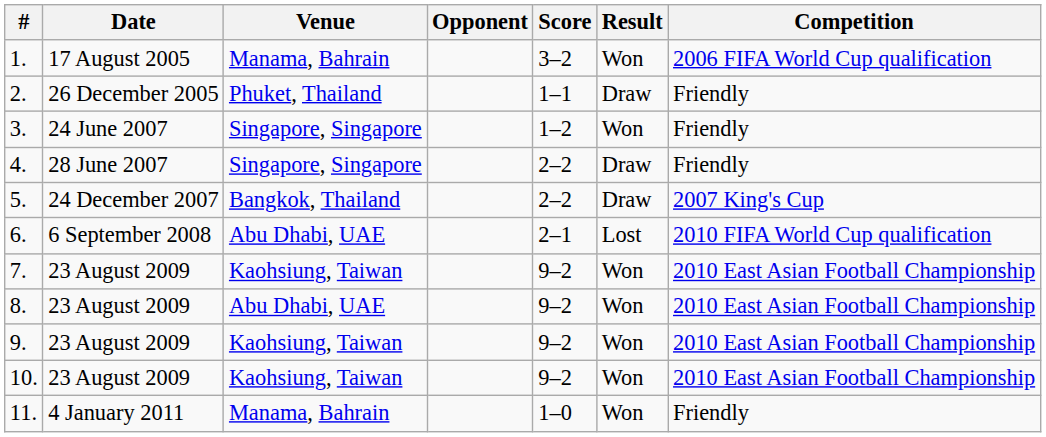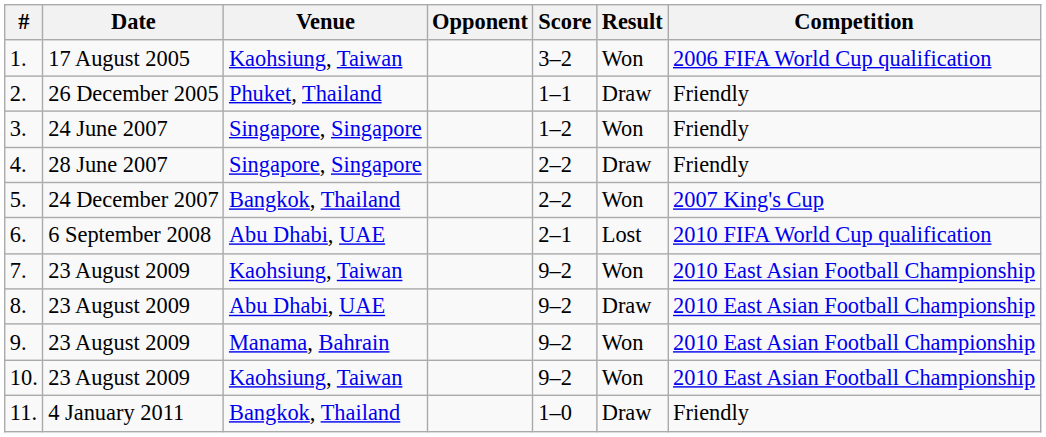(309, 57) Manama, Bahrain -> (316, 57) Kaohsiung, Taiwan
(627, 199) Draw -> (623, 199) Won
(623, 306) Won -> (627, 306) Draw
(316, 341) Kaohsiung, Taiwan -> (309, 341) Manama, Bahrain
(309, 413) Manama, Bahrain -> (315, 413) Bangkok, Thailand
(623, 413) Won -> (627, 413) Draw
